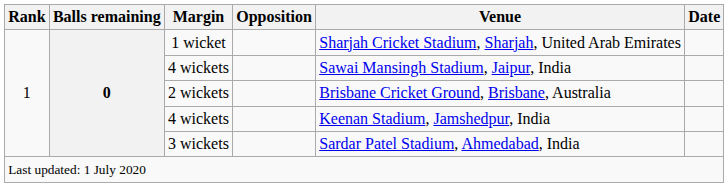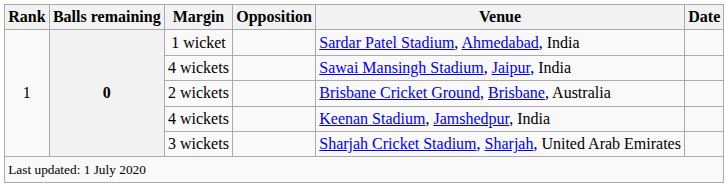(500, 42) Sharjah Cricket Stadium, Sharjah, United Arab Emirates -> (449, 42) Sardar Patel Stadium, Ahmedabad, India
(449, 144) Sardar Patel Stadium, Ahmedabad, India -> (500, 144) Sharjah Cricket Stadium, Sharjah, United Arab Emirates
